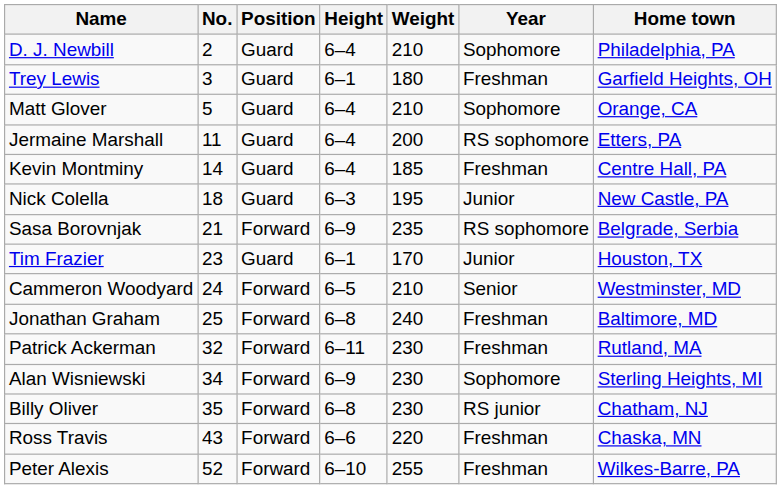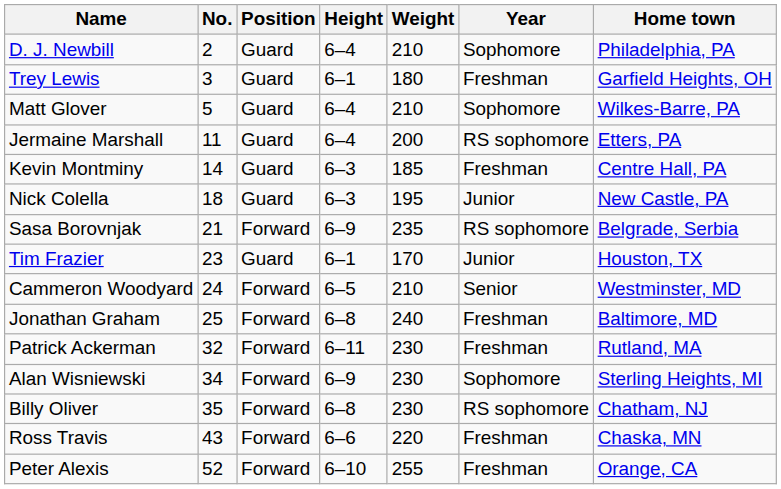(647, 109) Orange, CA -> (669, 109) Wilkes-Barre, PA
(340, 169) 6–4 -> (340, 169) 6–3
(502, 408) RS junior -> (526, 408) RS sophomore
(669, 468) Wilkes-Barre, PA -> (647, 468) Orange, CA
